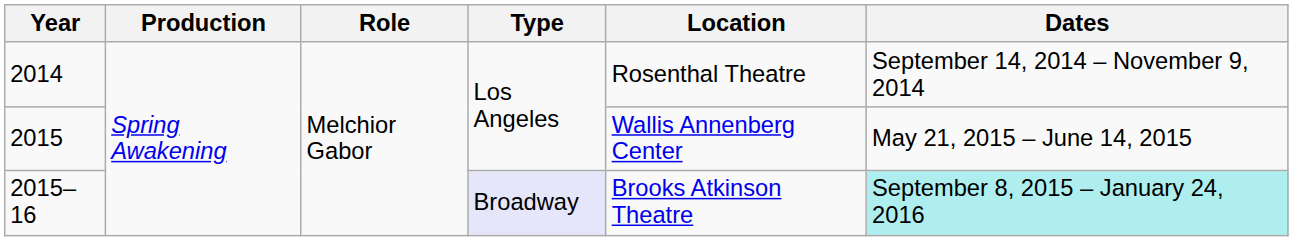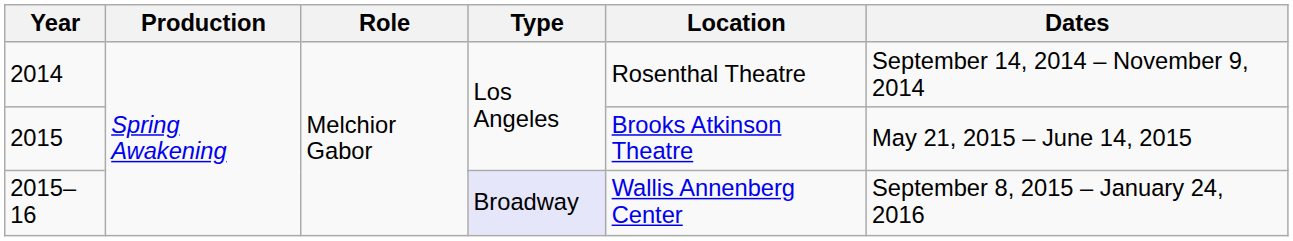(703, 138) Wallis Annenberg Center -> (697, 138) Brooks Atkinson Theatre
(697, 202) Brooks Atkinson Theatre -> (703, 202) Wallis Annenberg Center
(1048, 202) paleturquoise background -> (1048, 202) no background
